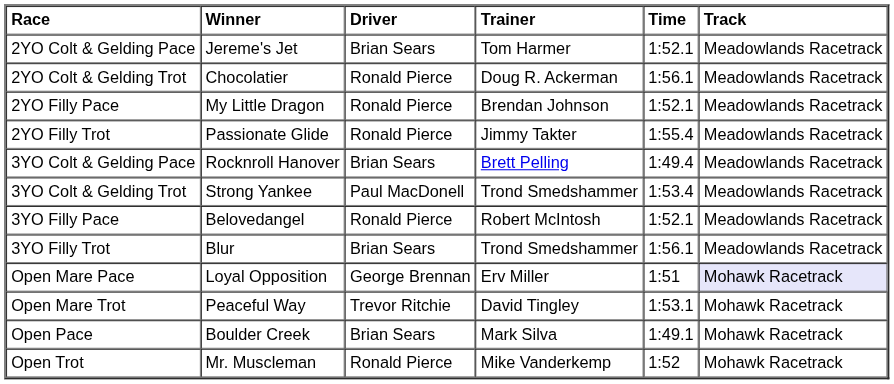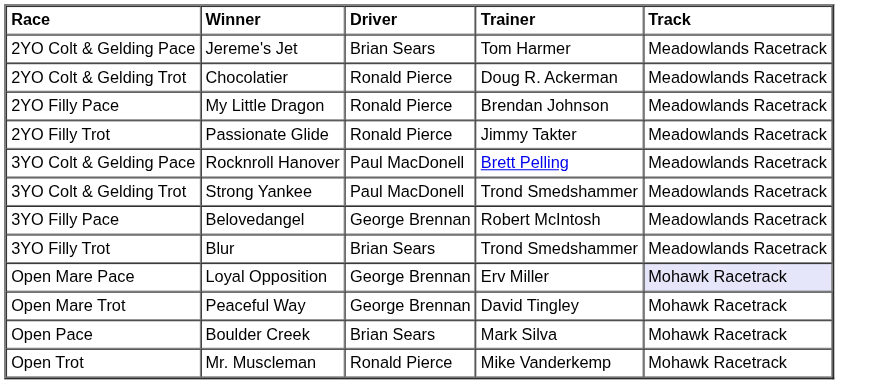- column: (667, 20)
(393, 163) Brian Sears -> (407, 163) Paul MacDonell
(401, 220) Ronald Pierce -> (410, 220) George Brennan
(400, 305) Trevor Ritchie -> (410, 305) George Brennan
